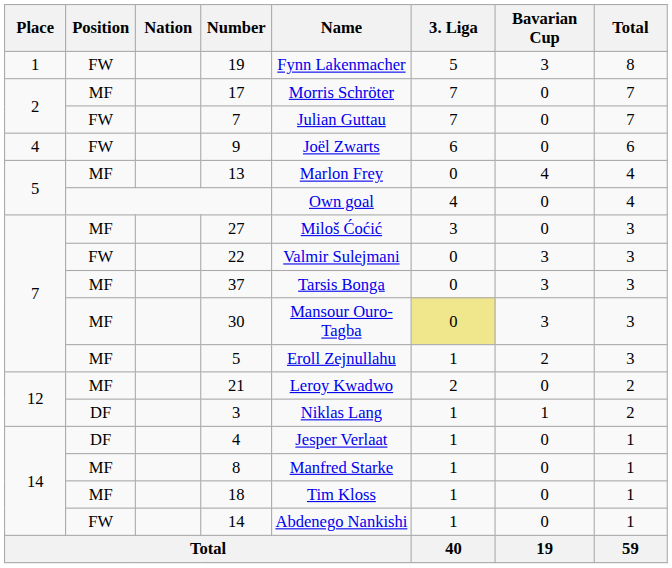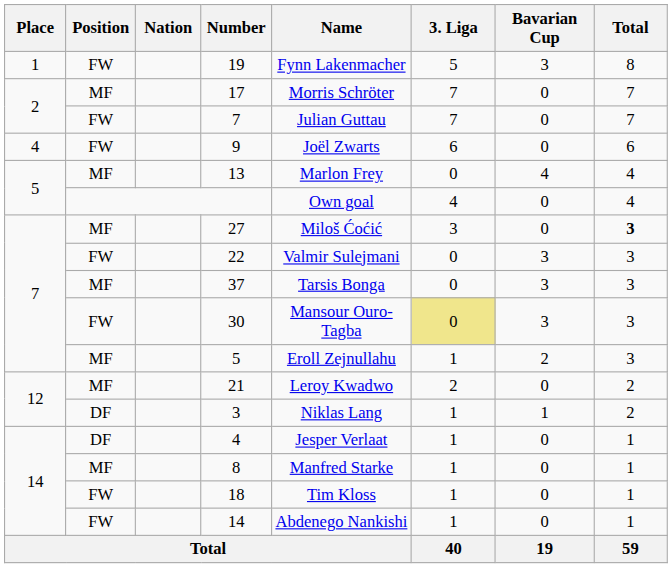(630, 229) normal -> (630, 229) bold
(101, 320) MF -> (101, 320) FW
(101, 494) MF -> (101, 494) FW
